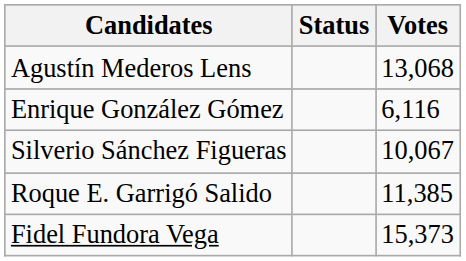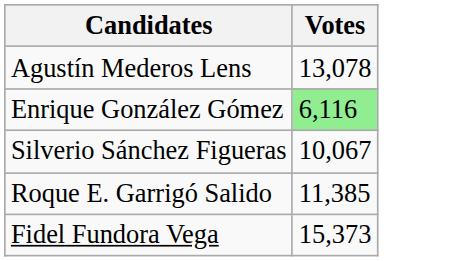- column: (334, 25)
(418, 67) 13,068 -> (335, 67) 13,078
(411, 109) no background -> (328, 109) lightgreen background
